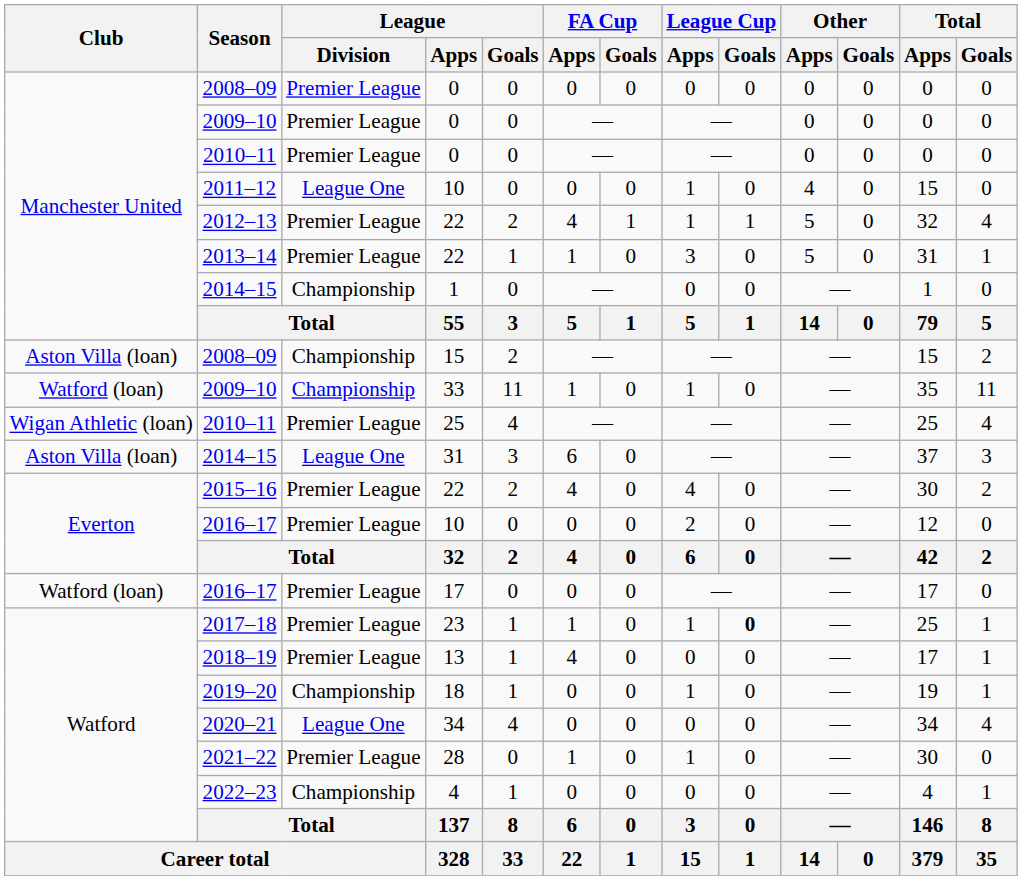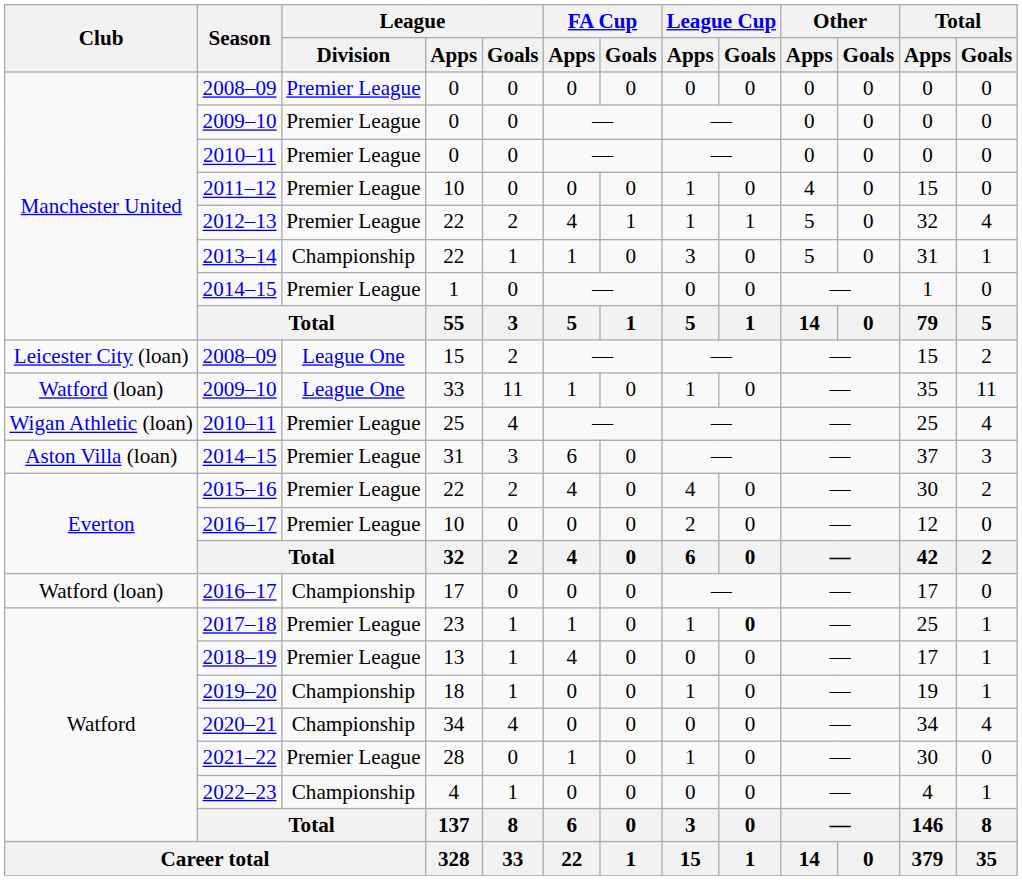(353, 188) League One -> (353, 188) Premier League
(353, 255) Premier League -> (353, 255) Championship
(353, 289) Championship -> (353, 289) Premier League
(101, 356) Aston Villa (loan) -> (101, 356) Leicester City (loan)
(353, 356) Championship -> (353, 356) League One
(353, 389) Championship -> (353, 389) League One
(353, 456) League One -> (353, 456) Premier League
(353, 590) Premier League -> (353, 590) Championship
(353, 724) League One -> (353, 724) Championship
